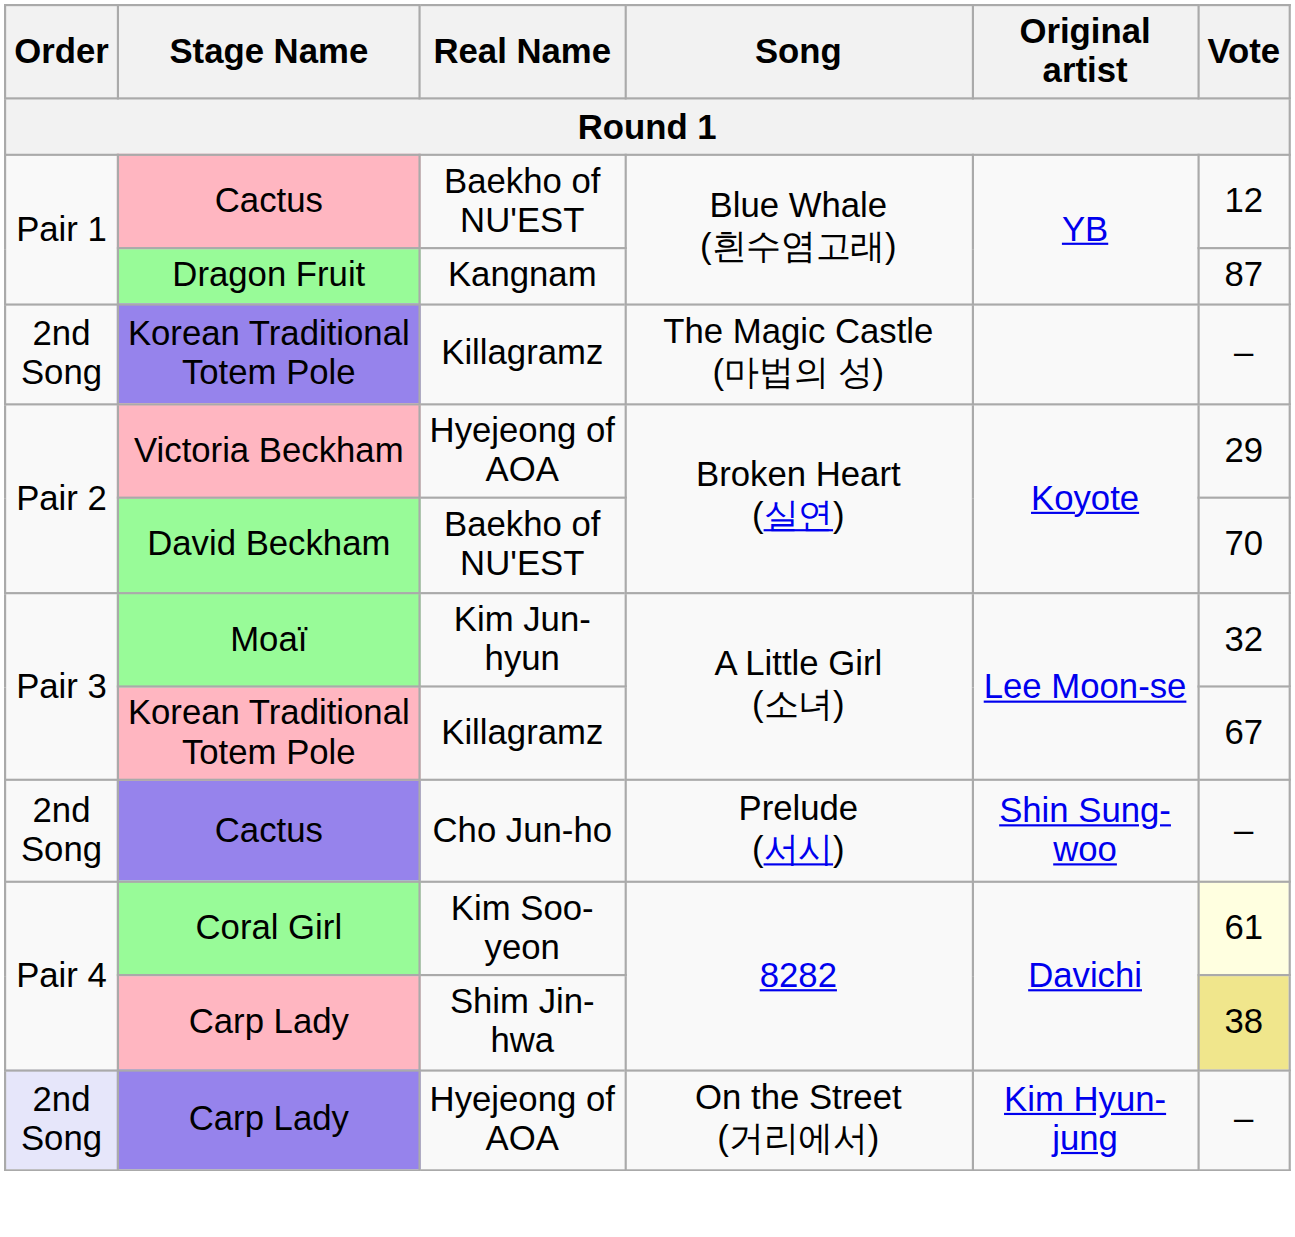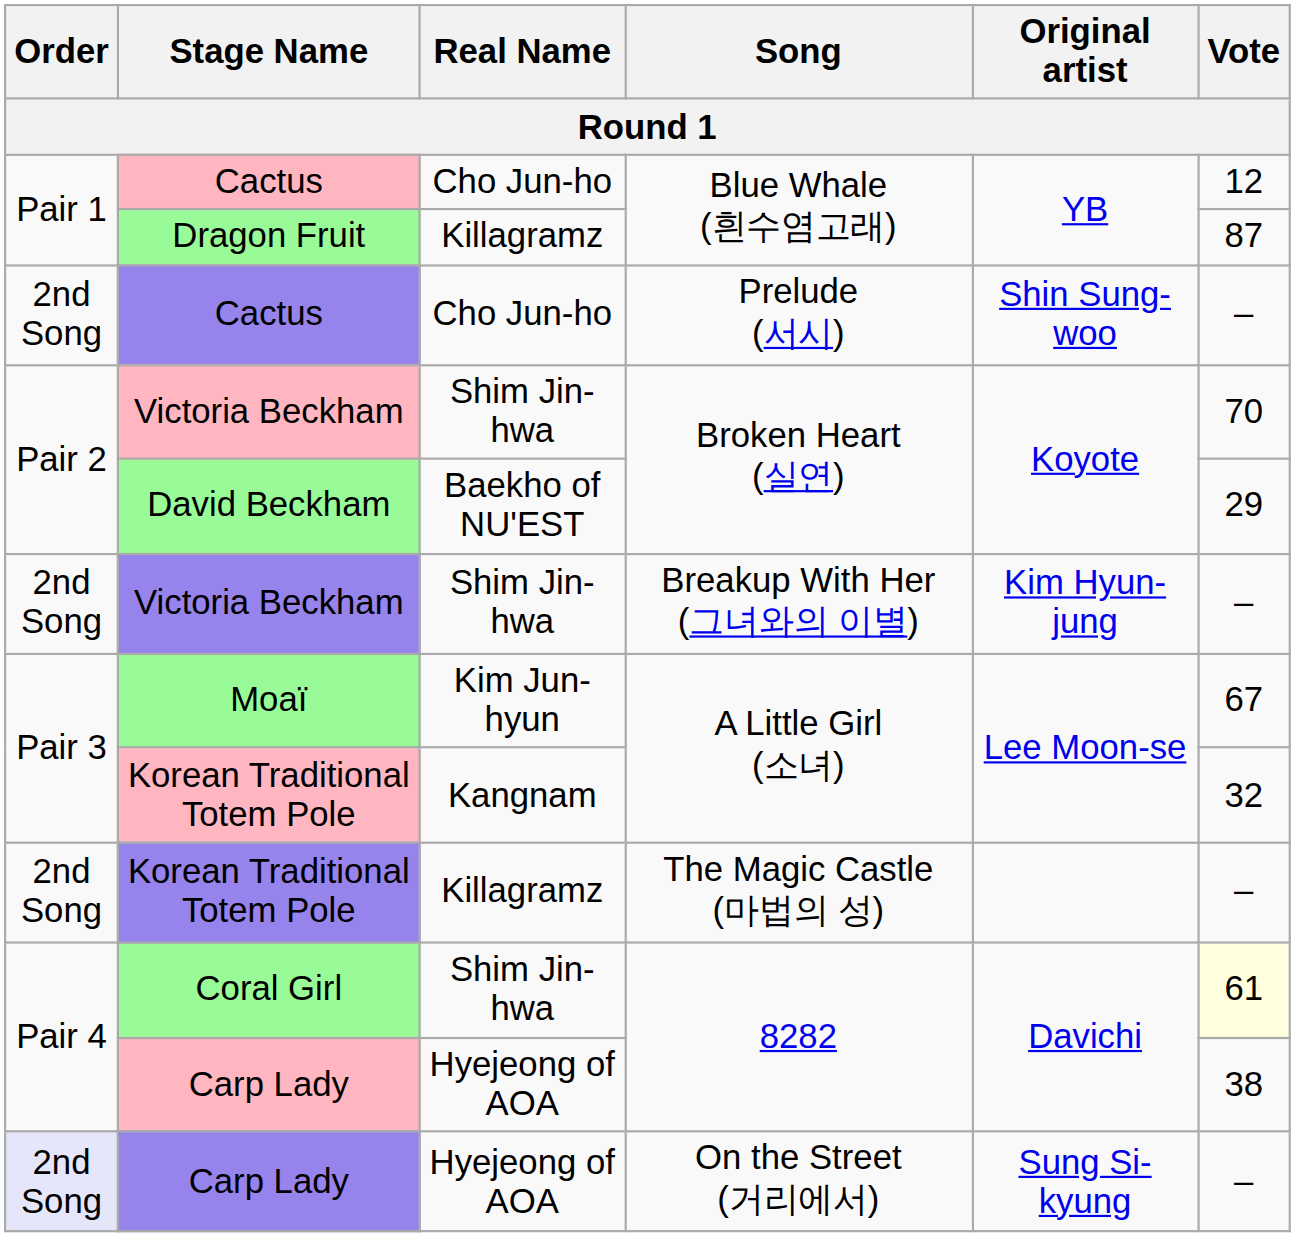(522, 200) Baekho of NU'EST -> (522, 181) Cho Jun-ho
(522, 275) Kangnam -> (522, 236) Killagramz
rows swapped: (269, 830) <-> (269, 353)
(522, 450) Hyejeong of AOA -> (522, 411) Shim Jin-hwa
(1244, 450) 29 -> (1244, 411) 70
(1244, 544) 70 -> (1244, 505) 29
+ row: (269, 603)
(1244, 638) 32 -> (1244, 700) 67
(522, 732) Killagramz -> (522, 794) Kangnam
(1244, 732) 67 -> (1244, 794) 32
(522, 927) Kim Soo-yeon -> (522, 989) Shim Jin-hwa
(522, 1021) Shim Jin-hwa -> (522, 1083) Hyejeong of AOA
(1244, 1021) khaki background -> (1244, 1083) no background
(1085, 1119) Kim Hyun-jung -> (1085, 1180) Sung Si-kyung
